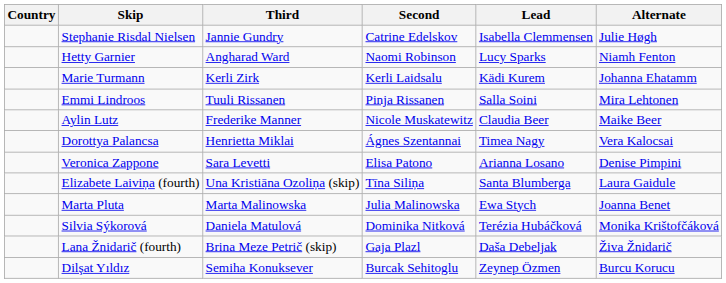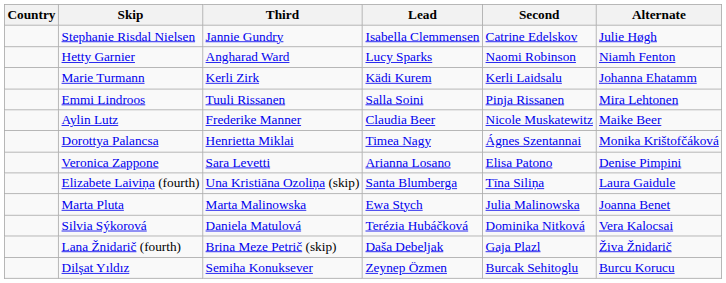columns swapped: (419, 15) <-> (536, 15)
(636, 141) Vera Kalocsai -> (659, 141) Monika Krištofčáková
(659, 225) Monika Krištofčáková -> (636, 225) Vera Kalocsai
